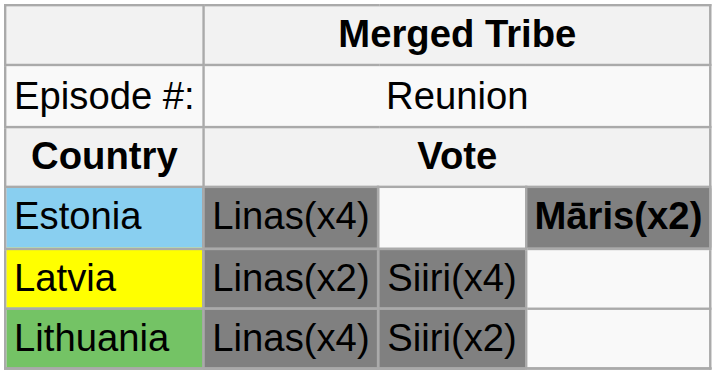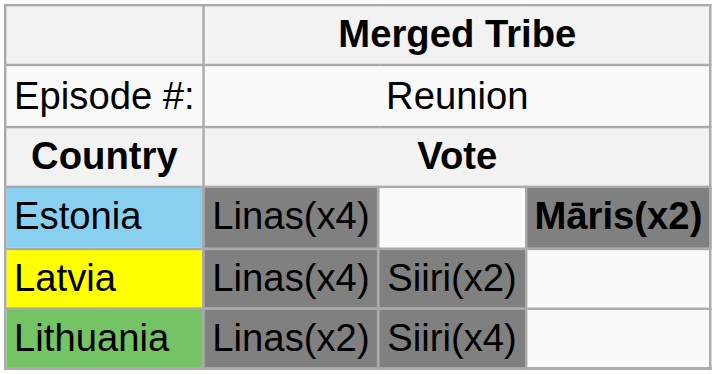(291, 277) Linas(x2) -> (291, 277) Linas(x4)
(452, 277) Siiri(x4) -> (452, 277) Siiri(x2)
(291, 338) Linas(x4) -> (291, 338) Linas(x2)
(452, 338) Siiri(x2) -> (452, 338) Siiri(x4)
